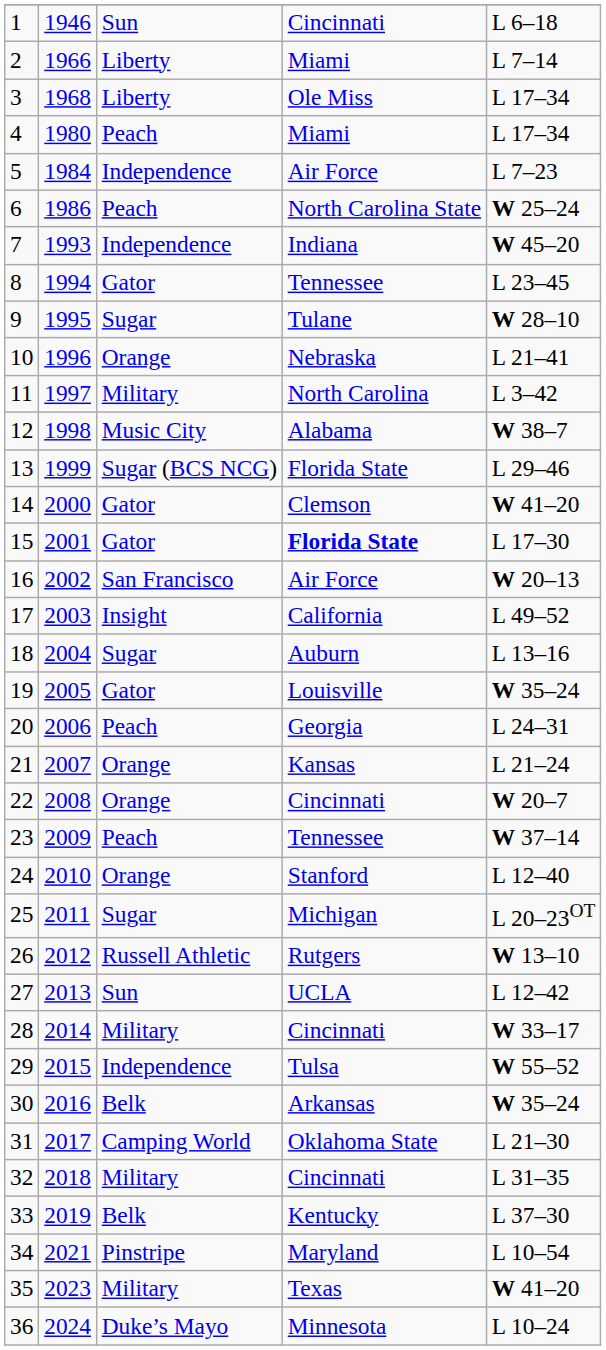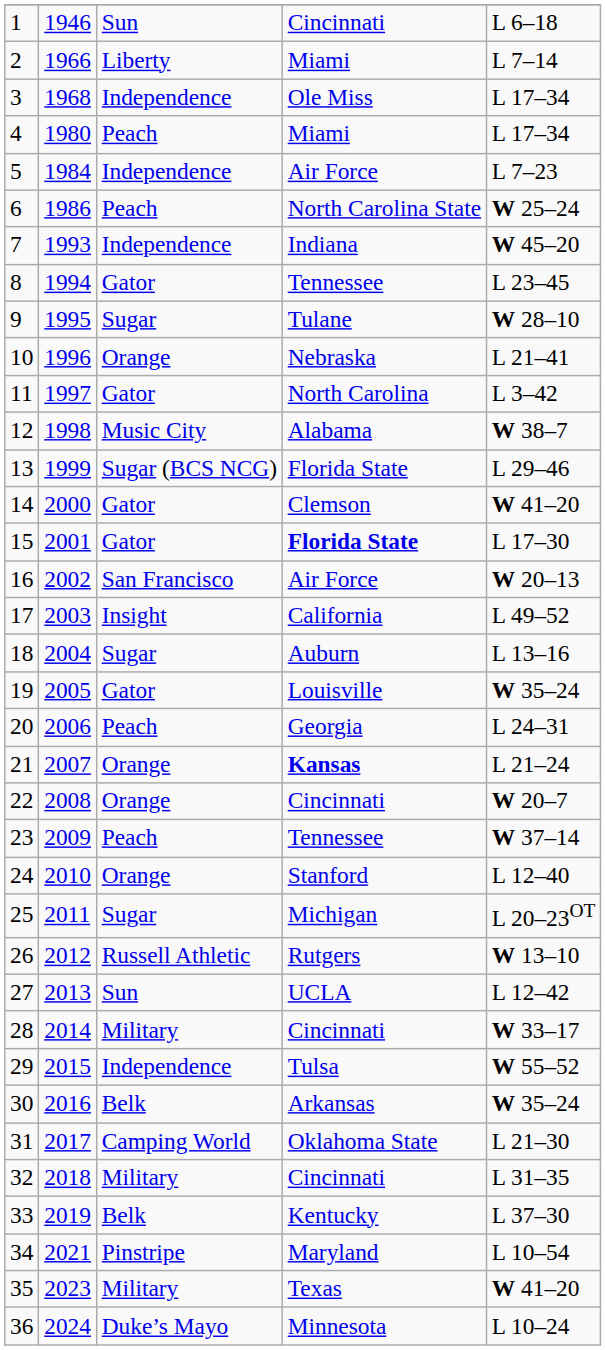(136, 97) Liberty -> (167, 97) Independence
(140, 393) Military -> (128, 393) Gator
(321, 763) normal -> (324, 763) bold
